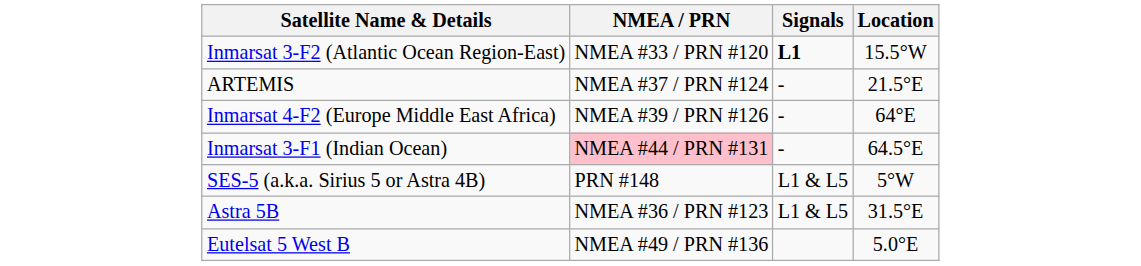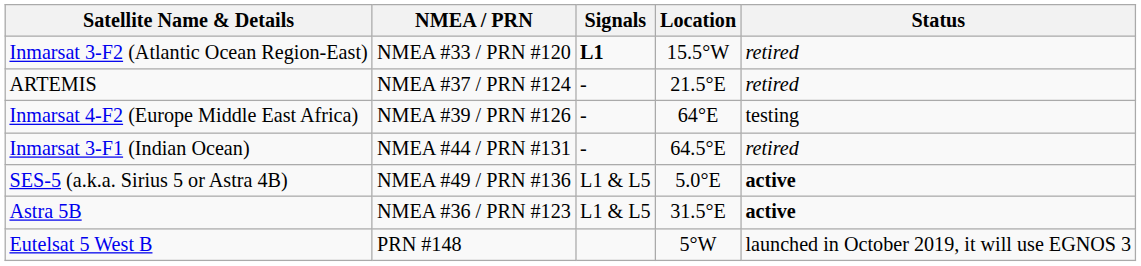+ column: (938, 20)
(671, 148) pink background -> (474, 148) no background
(617, 180) PRN #148 -> (474, 180) NMEA #49 / PRN #136
(896, 180) 5°W -> (698, 180) 5.0°E
(671, 244) NMEA #49 / PRN #136 -> (419, 244) PRN #148
(896, 244) 5.0°E -> (698, 244) 5°W
